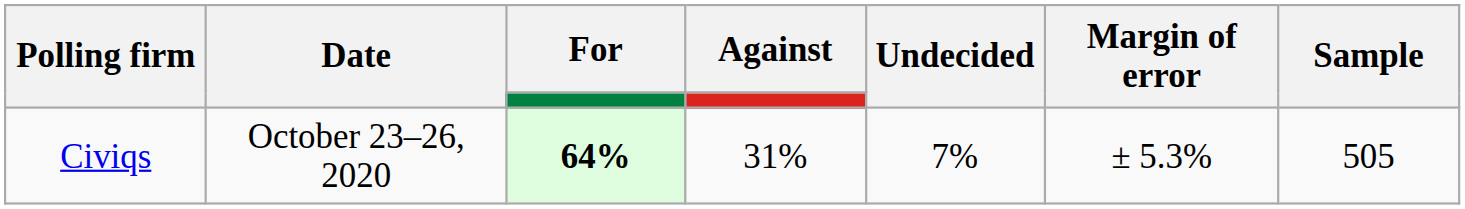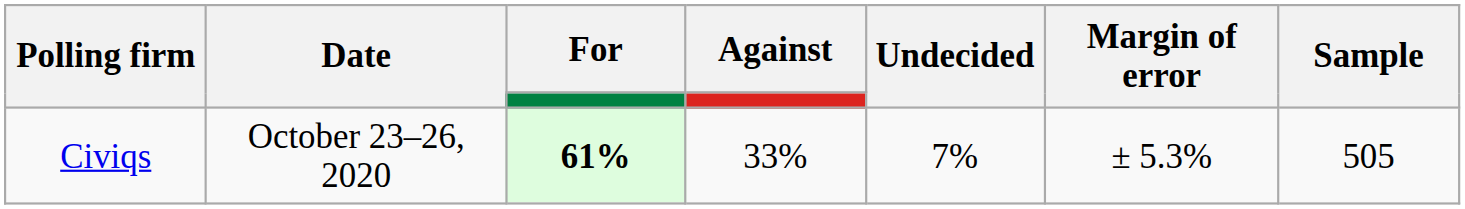(596, 155) 64% -> (596, 155) 61%
(775, 155) 31% -> (775, 155) 33%
